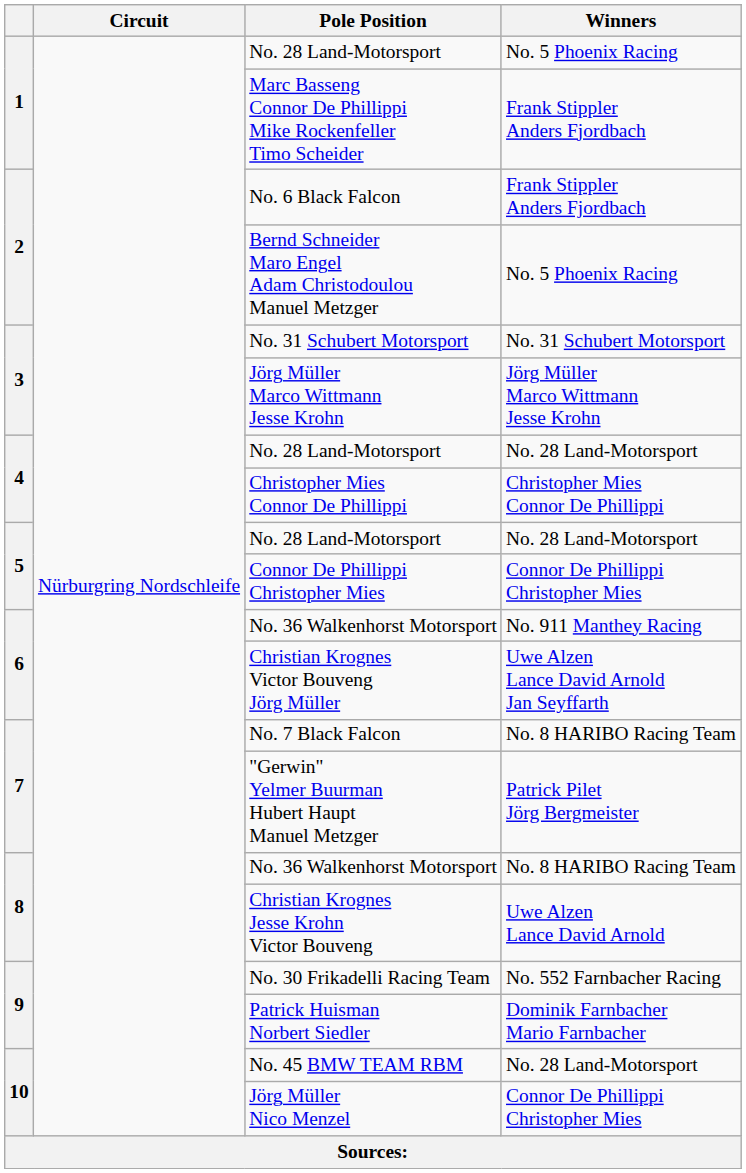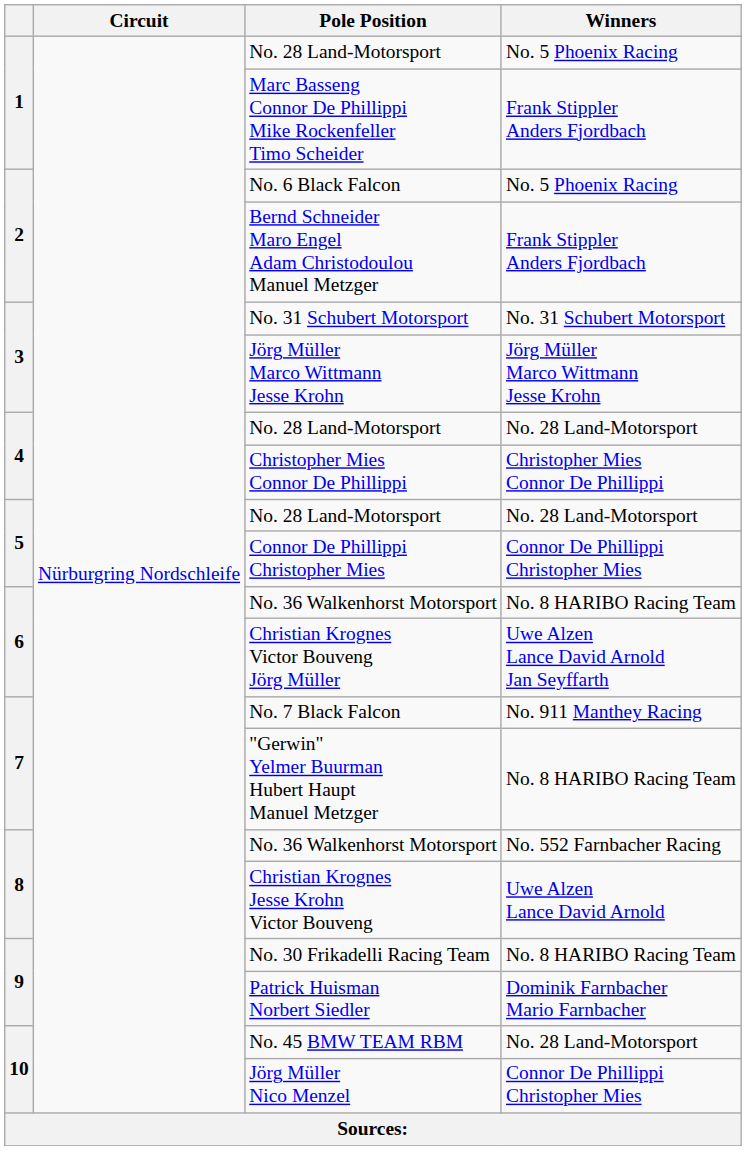(576, 196) Frank Stippler Anders Fjordbach -> (592, 185) No. 5 Phoenix Racing
(592, 274) No. 5 Phoenix Racing -> (576, 251) Frank Stippler Anders Fjordbach
(604, 624) No. 911 Manthey Racing -> (621, 601) No. 8 HARIBO Racing Team
(621, 734) No. 8 HARIBO Racing Team -> (604, 711) No. 911 Manthey Racing
(572, 801) Patrick Pilet Jörg Bergmeister -> (621, 778) No. 8 HARIBO Racing Team
(621, 867) No. 8 HARIBO Racing Team -> (613, 844) No. 552 Farnbacher Racing
(613, 977) No. 552 Farnbacher Racing -> (621, 954) No. 8 HARIBO Racing Team
